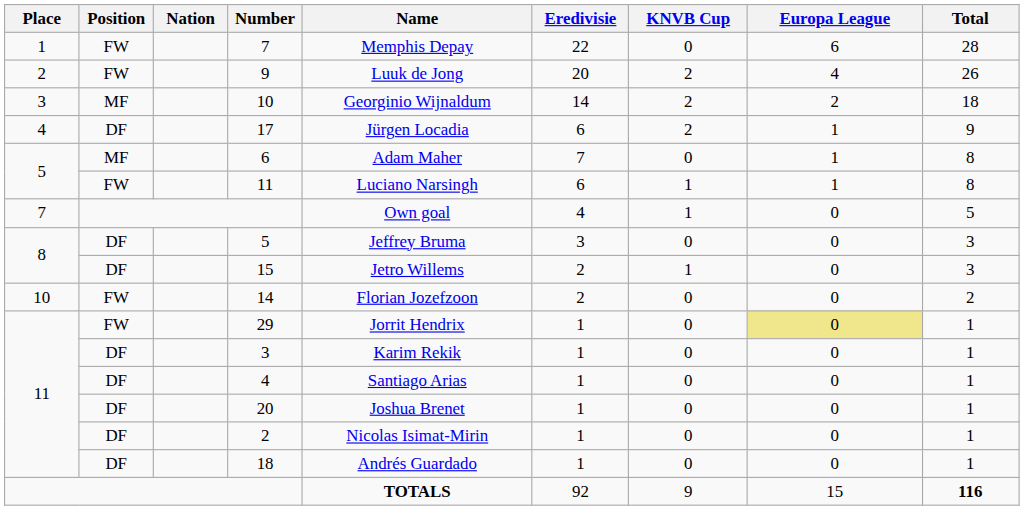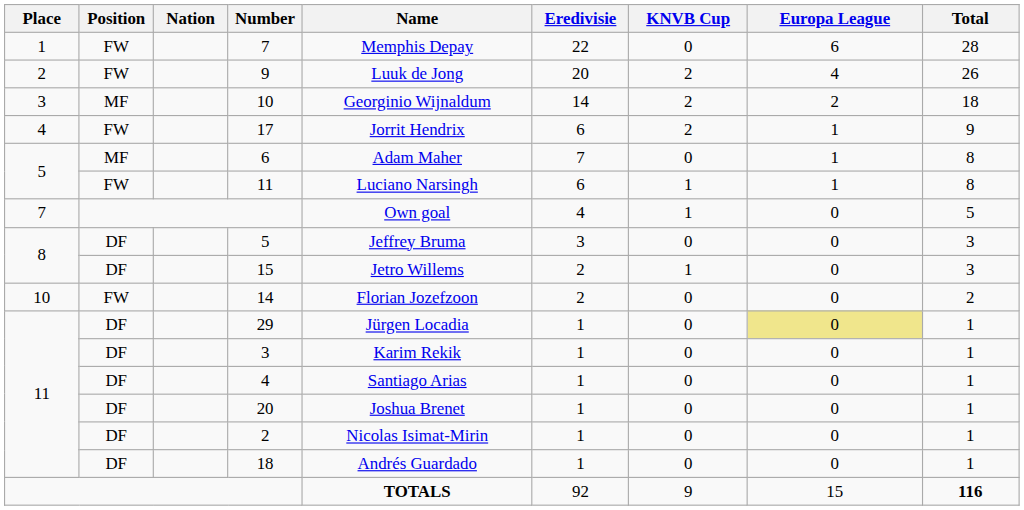(116, 129) DF -> (116, 129) FW
(417, 129) Jürgen Locadia -> (417, 129) Jorrit Hendrix
(116, 324) FW -> (116, 324) DF
(417, 324) Jorrit Hendrix -> (417, 324) Jürgen Locadia
